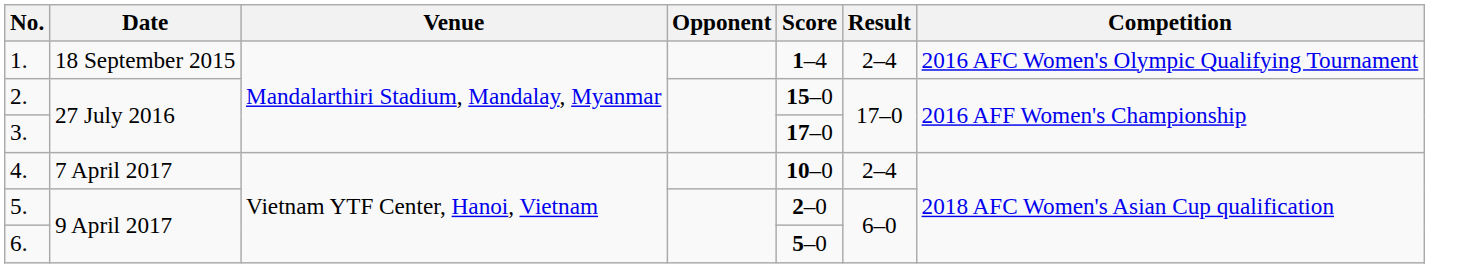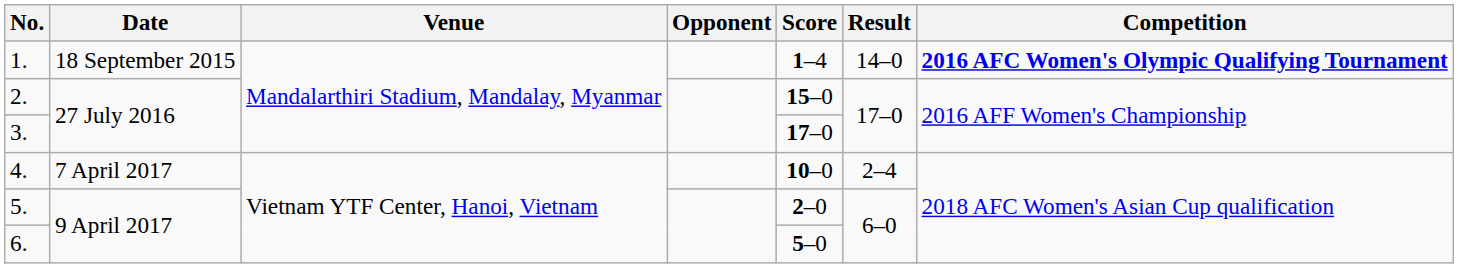(879, 59) 2–4 -> (879, 59) 14–0
(1170, 59) normal -> (1185, 59) bold
